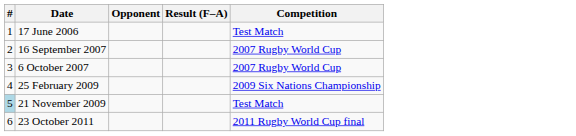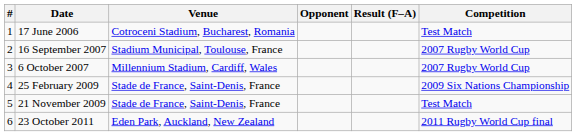+ column: (203, 13)
(10, 103) lightblue background -> (10, 103) no background
